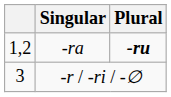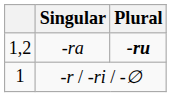(20, 76) 3 -> (20, 76) 1
